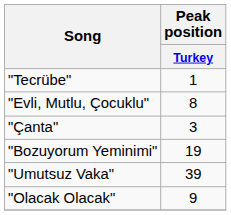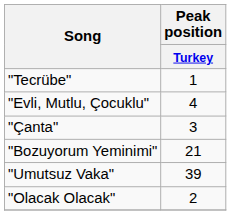(193, 103) 8 -> (193, 103) 4
(193, 151) 19 -> (193, 151) 21
(193, 198) 9 -> (193, 198) 2
